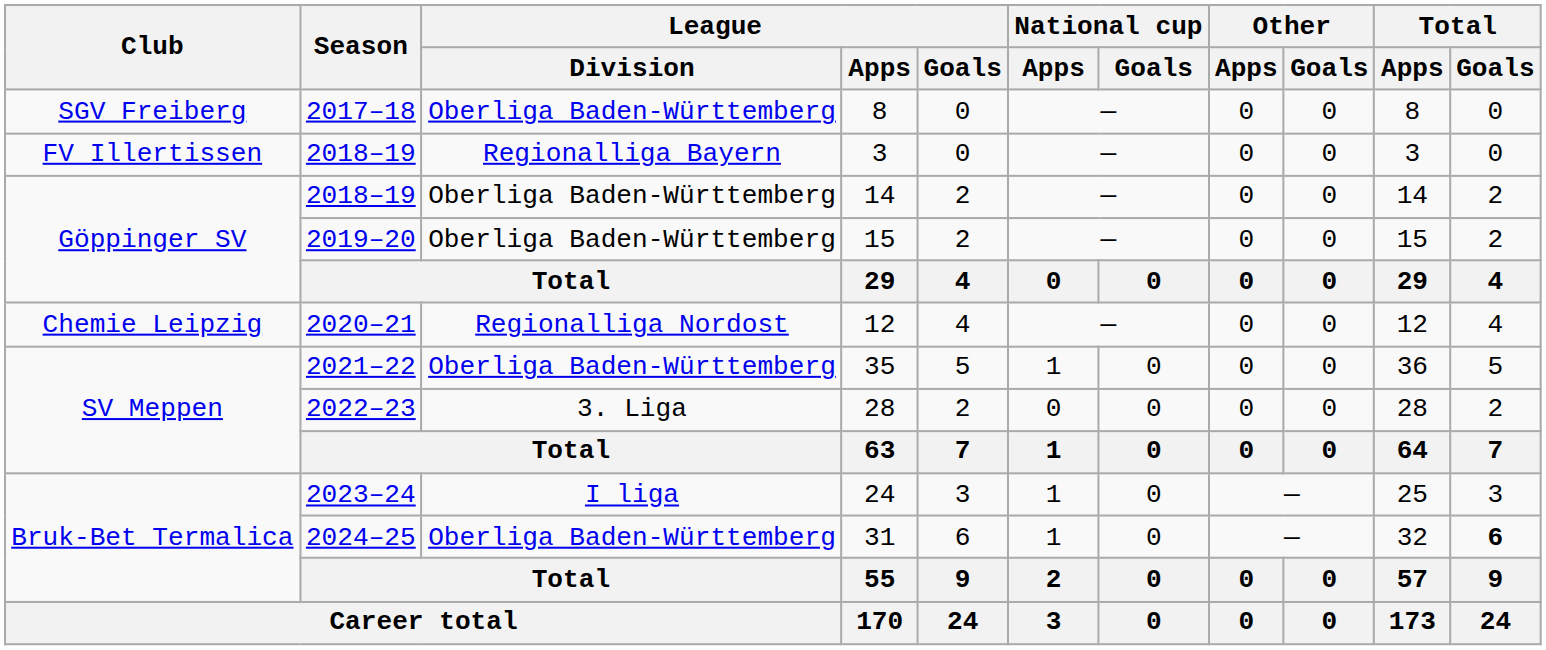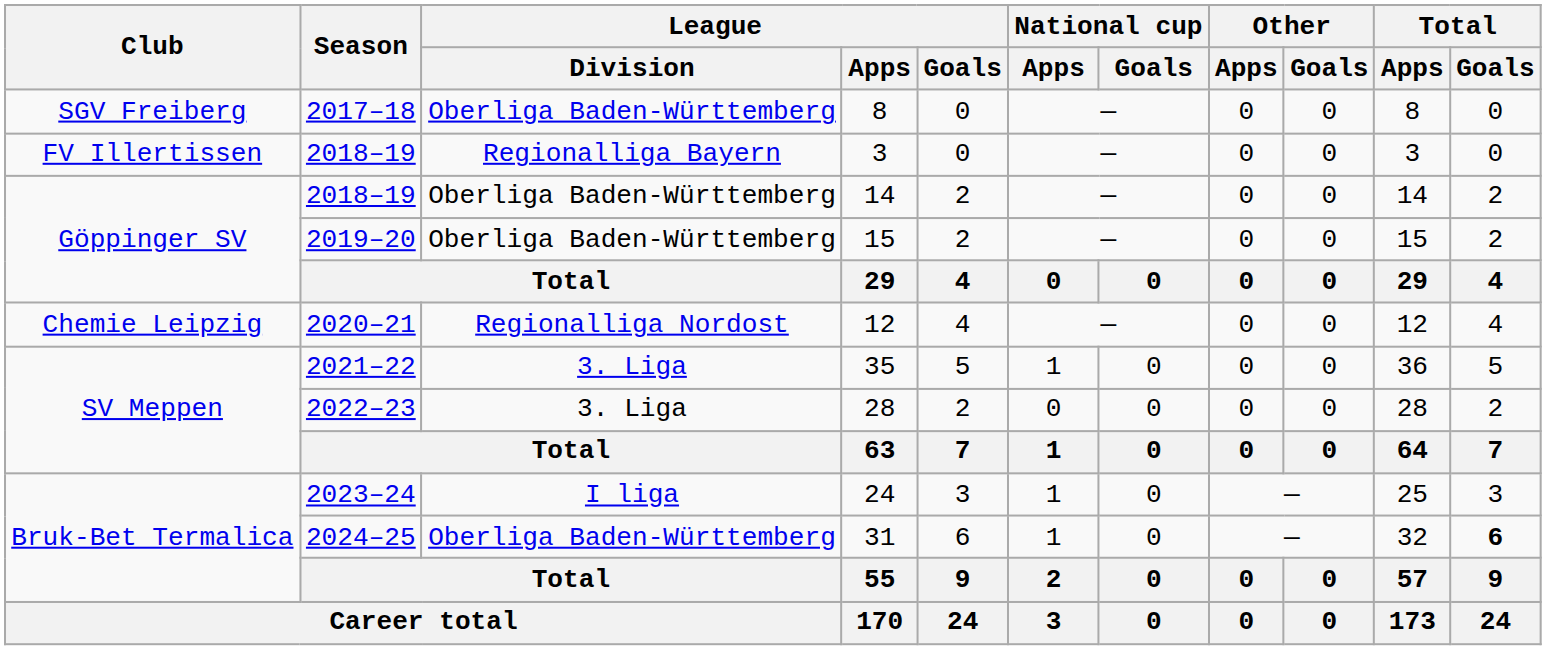(632, 367) Oberliga Baden-Württemberg -> (632, 367) 3. Liga
